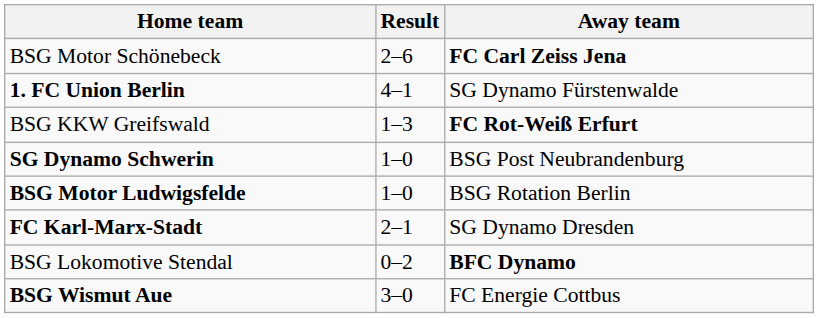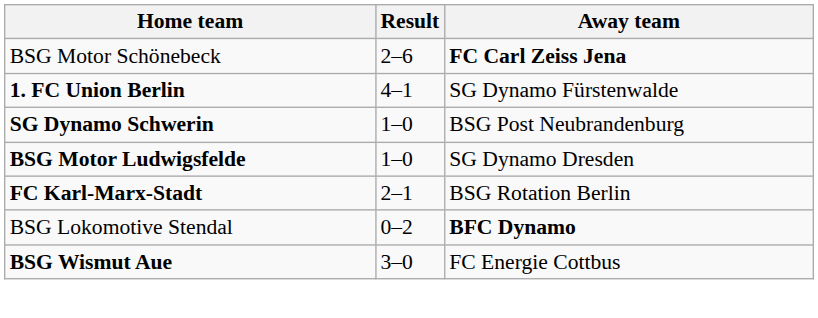- row: (110, 124)
(540, 192) BSG Rotation Berlin -> (542, 158) SG Dynamo Dresden
(542, 227) SG Dynamo Dresden -> (540, 192) BSG Rotation Berlin
